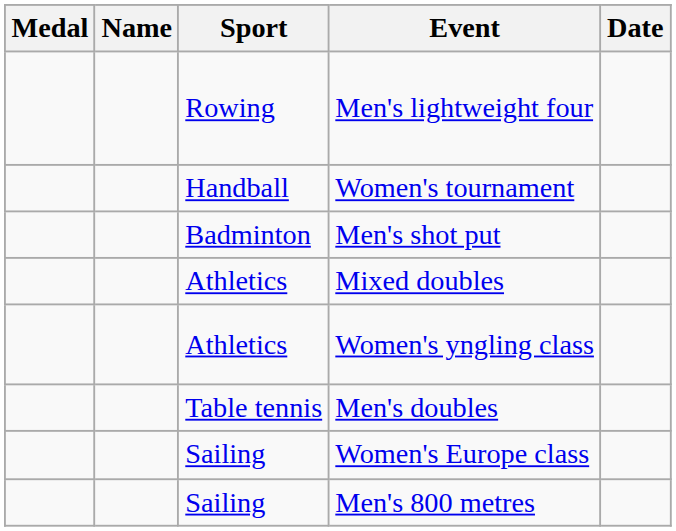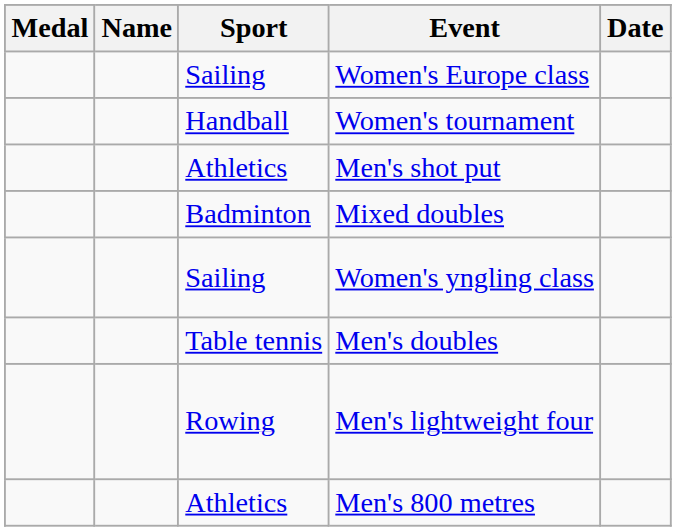rows swapped: (464, 108) <-> (462, 454)
(248, 234) Badminton -> (236, 167) Athletics
(236, 281) Athletics -> (248, 214) Badminton
(236, 344) Athletics -> (225, 277) Sailing
(225, 501) Sailing -> (236, 501) Athletics
